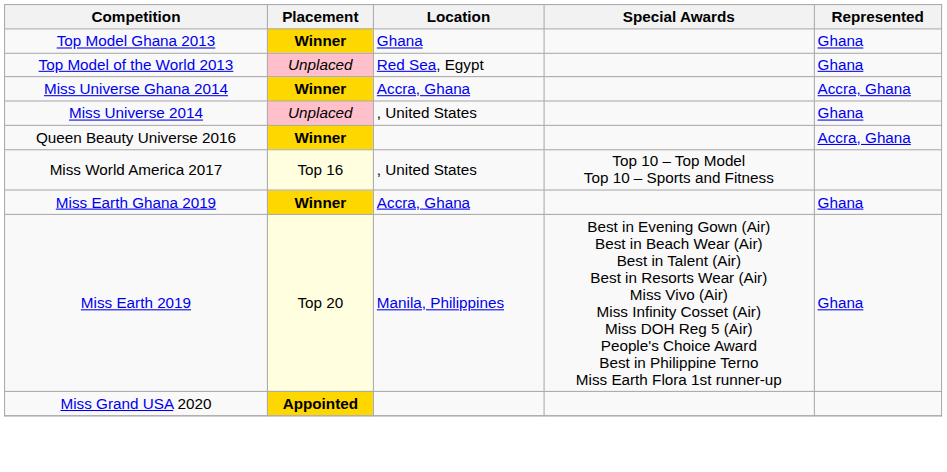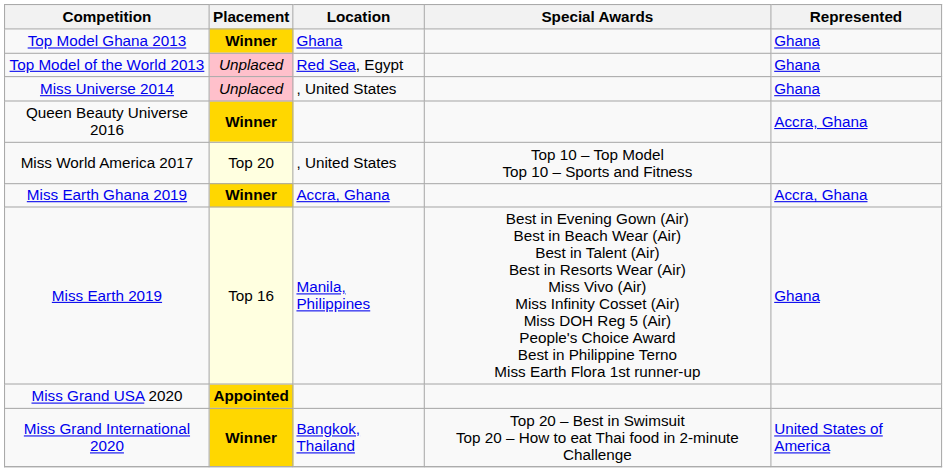- row: (136, 89)
(320, 170) Top 16 -> (251, 163) Top 20
(840, 203) Ghana -> (821, 196) Accra, Ghana
(320, 303) Top 20 -> (251, 296) Top 16
+ row: (107, 438)
